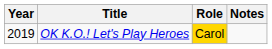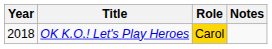(21, 33) 2019 -> (21, 33) 2018
